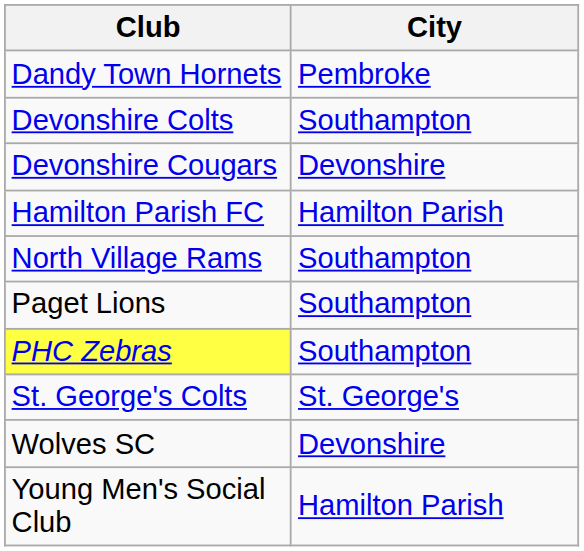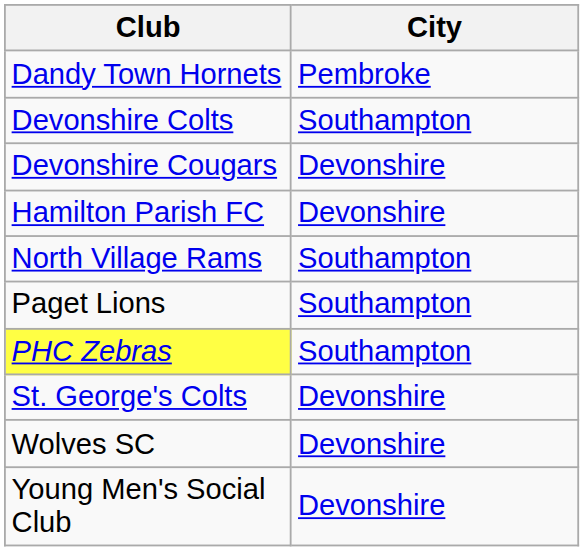(401, 212) Hamilton Parish -> (372, 212) Devonshire
(379, 397) St. George's -> (372, 397) Devonshire
(401, 505) Hamilton Parish -> (372, 505) Devonshire
